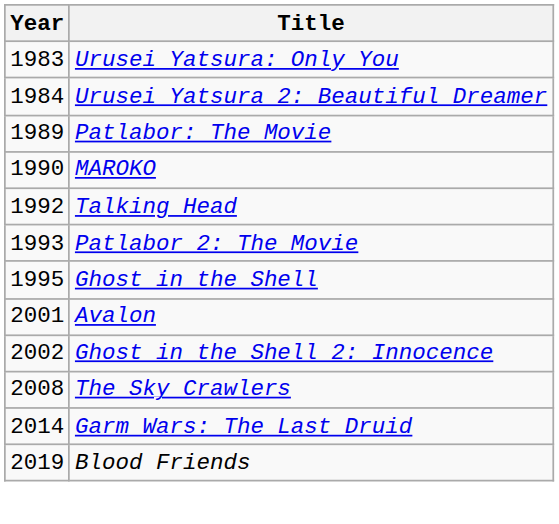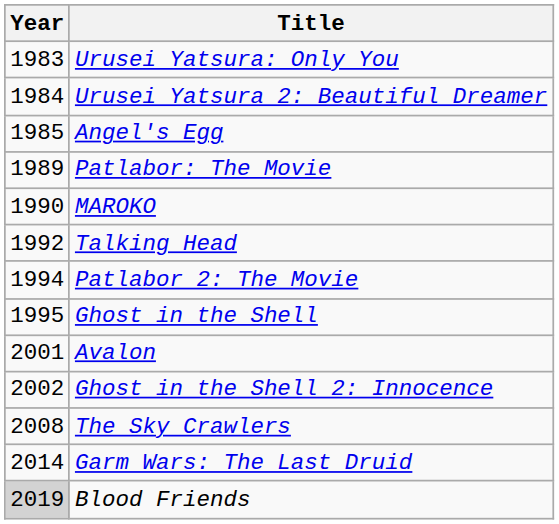+ row: (149, 133)
(37, 243) 1993 -> (37, 280) 1994
(37, 463) no background -> (37, 500) lightgrey background
